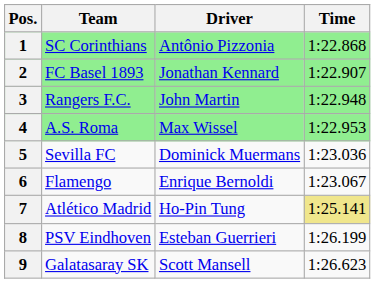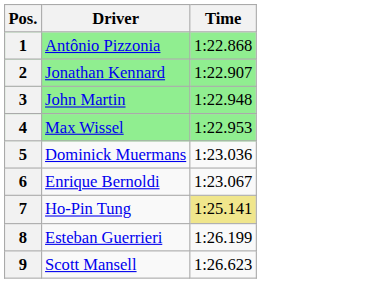- column: (98, 18)
